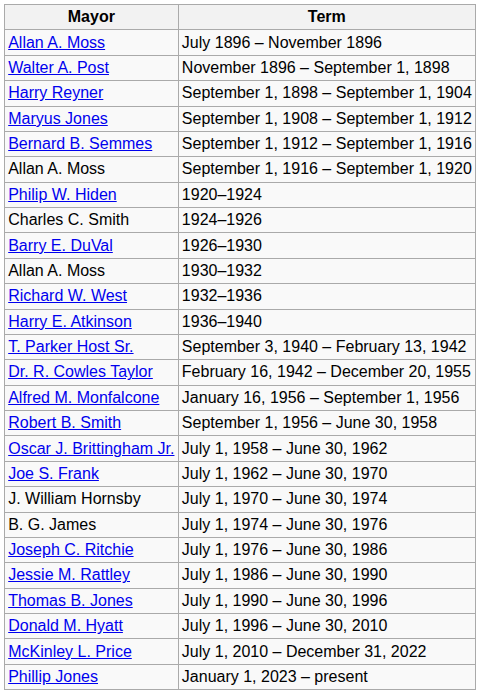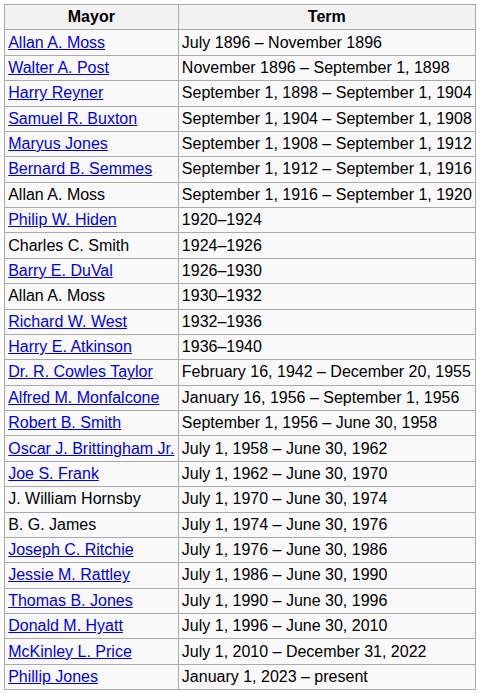+ row: (327, 118)
- row: (324, 347)
